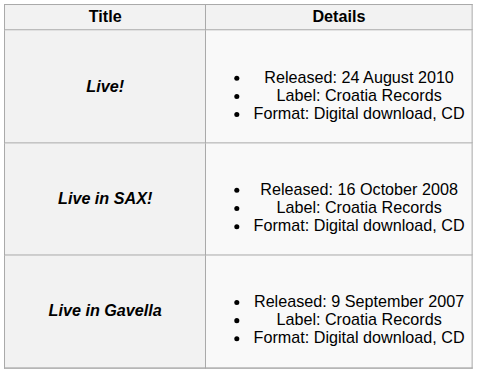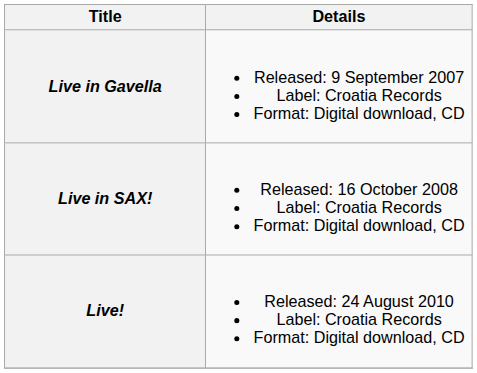rows swapped: (105, 311) <-> (105, 86)
